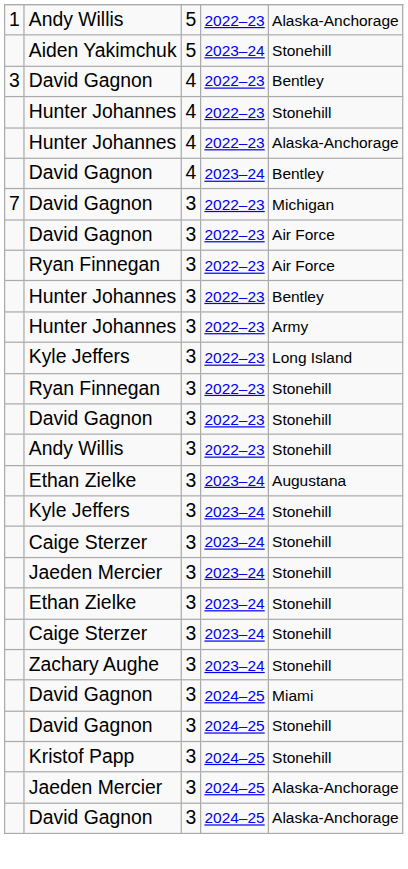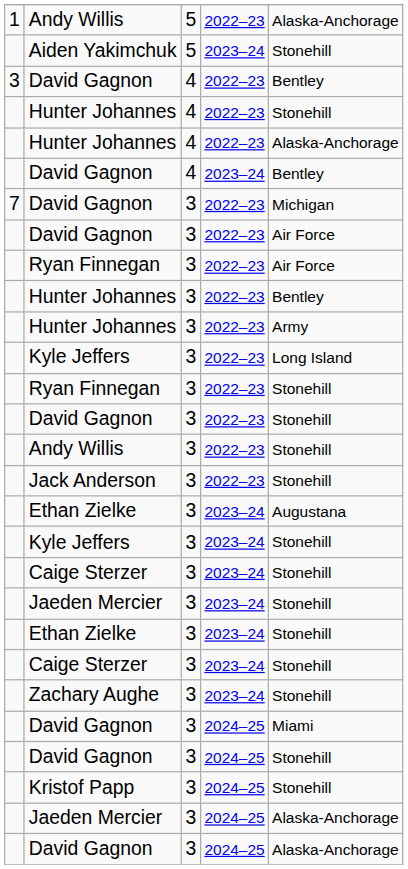+ row: (92, 480)
